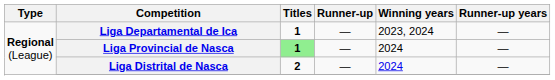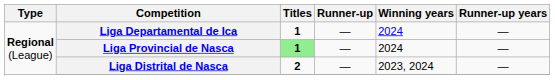(406, 31) 2023, 2024 -> (391, 31) 2024
(391, 66) 2024 -> (406, 66) 2023, 2024
